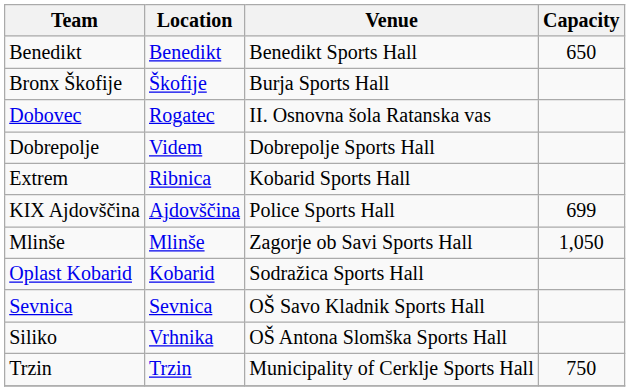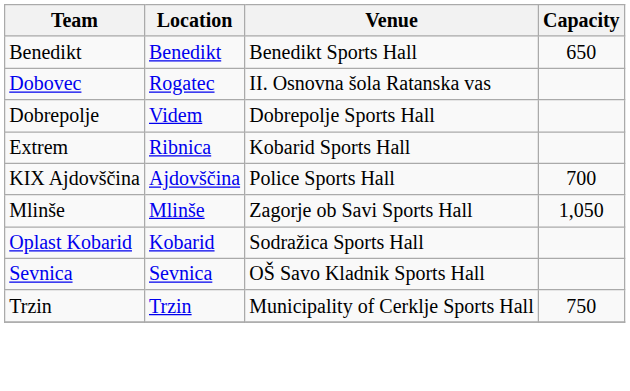- row: (66, 83)
(581, 210) 699 -> (581, 178) 700
- row: (33, 337)
